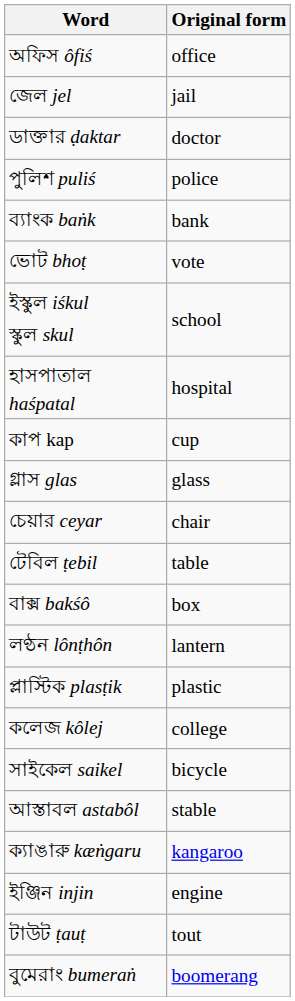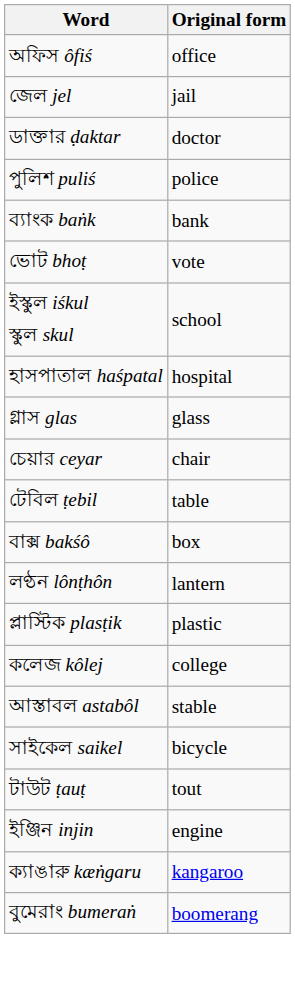- row: (41, 438)
rows swapped: (74, 810) <-> (66, 768)
rows swapped: (47, 933) <-> (75, 851)
